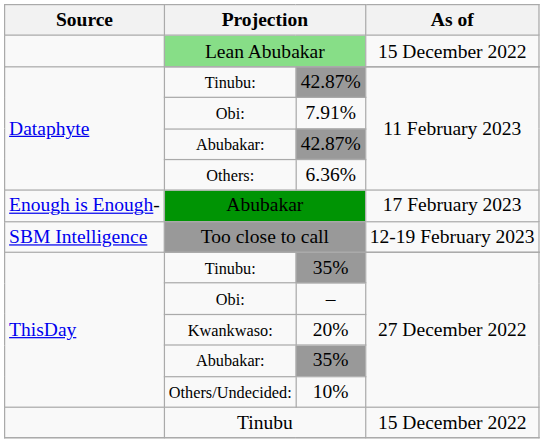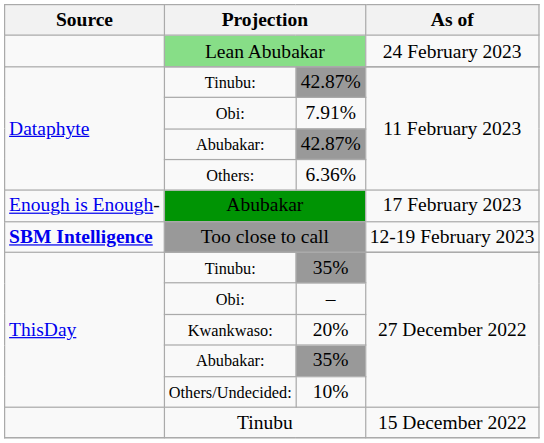(452, 50) 15 December 2022 -> (452, 50) 24 February 2023
(78, 236) normal -> (81, 236) bold
